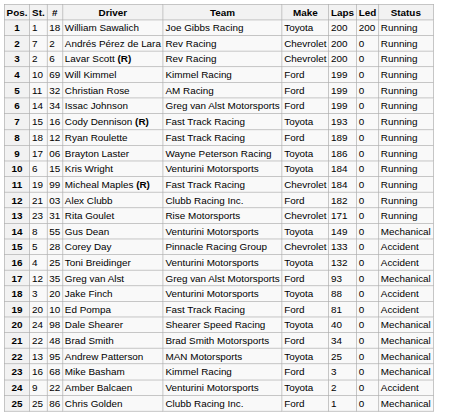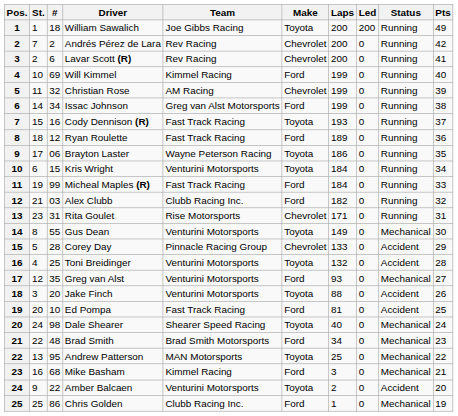+ column: (443, 12)
(294, 91) Ford -> (305, 91) Chevrolet
(305, 184) Chevrolet -> (294, 184) Ford
(223, 278) Greg van Alst Motorsports -> (212, 278) Venturini Motorsports
